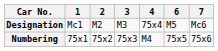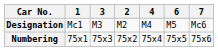columns swapped: (102, 11) <-> (127, 11)
(152, 25) 75x4 -> (147, 25) M4
(147, 39) M4 -> (152, 39) 75x4
